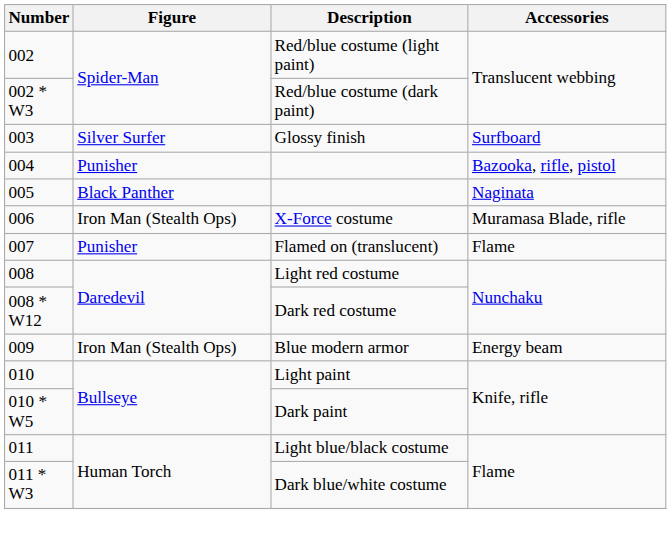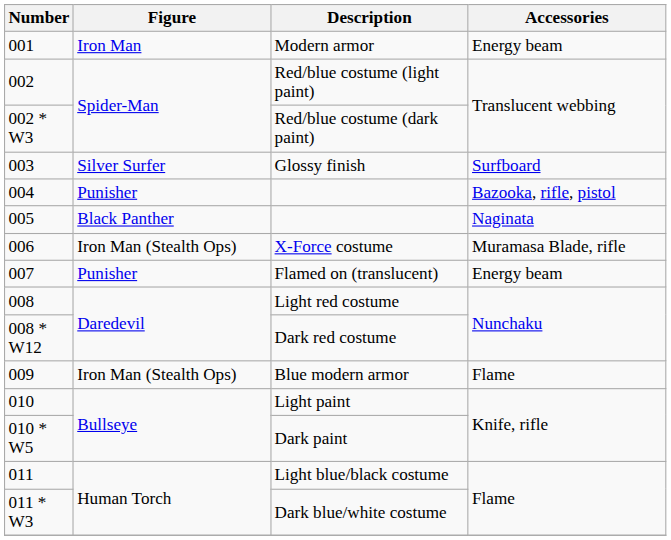+ row: (21, 45)
(493, 246) Flame -> (517, 273) Energy beam
(517, 347) Energy beam -> (493, 374) Flame
